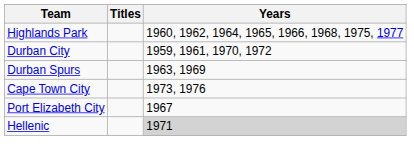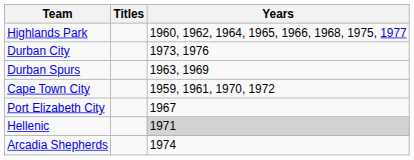(209, 51) 1959, 1961, 1970, 1972 -> (179, 51) 1973, 1976
(176, 89) 1973, 1976 -> (212, 89) 1959, 1961, 1970, 1972
+ row: (58, 145)
